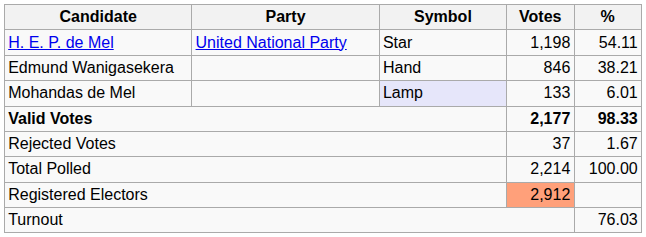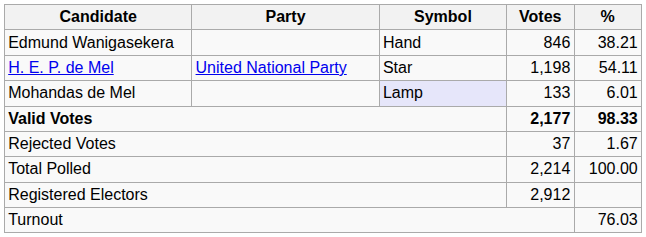rows swapped: (61, 42) <-> (91, 67)
(550, 194) lightsalmon background -> (550, 194) no background
